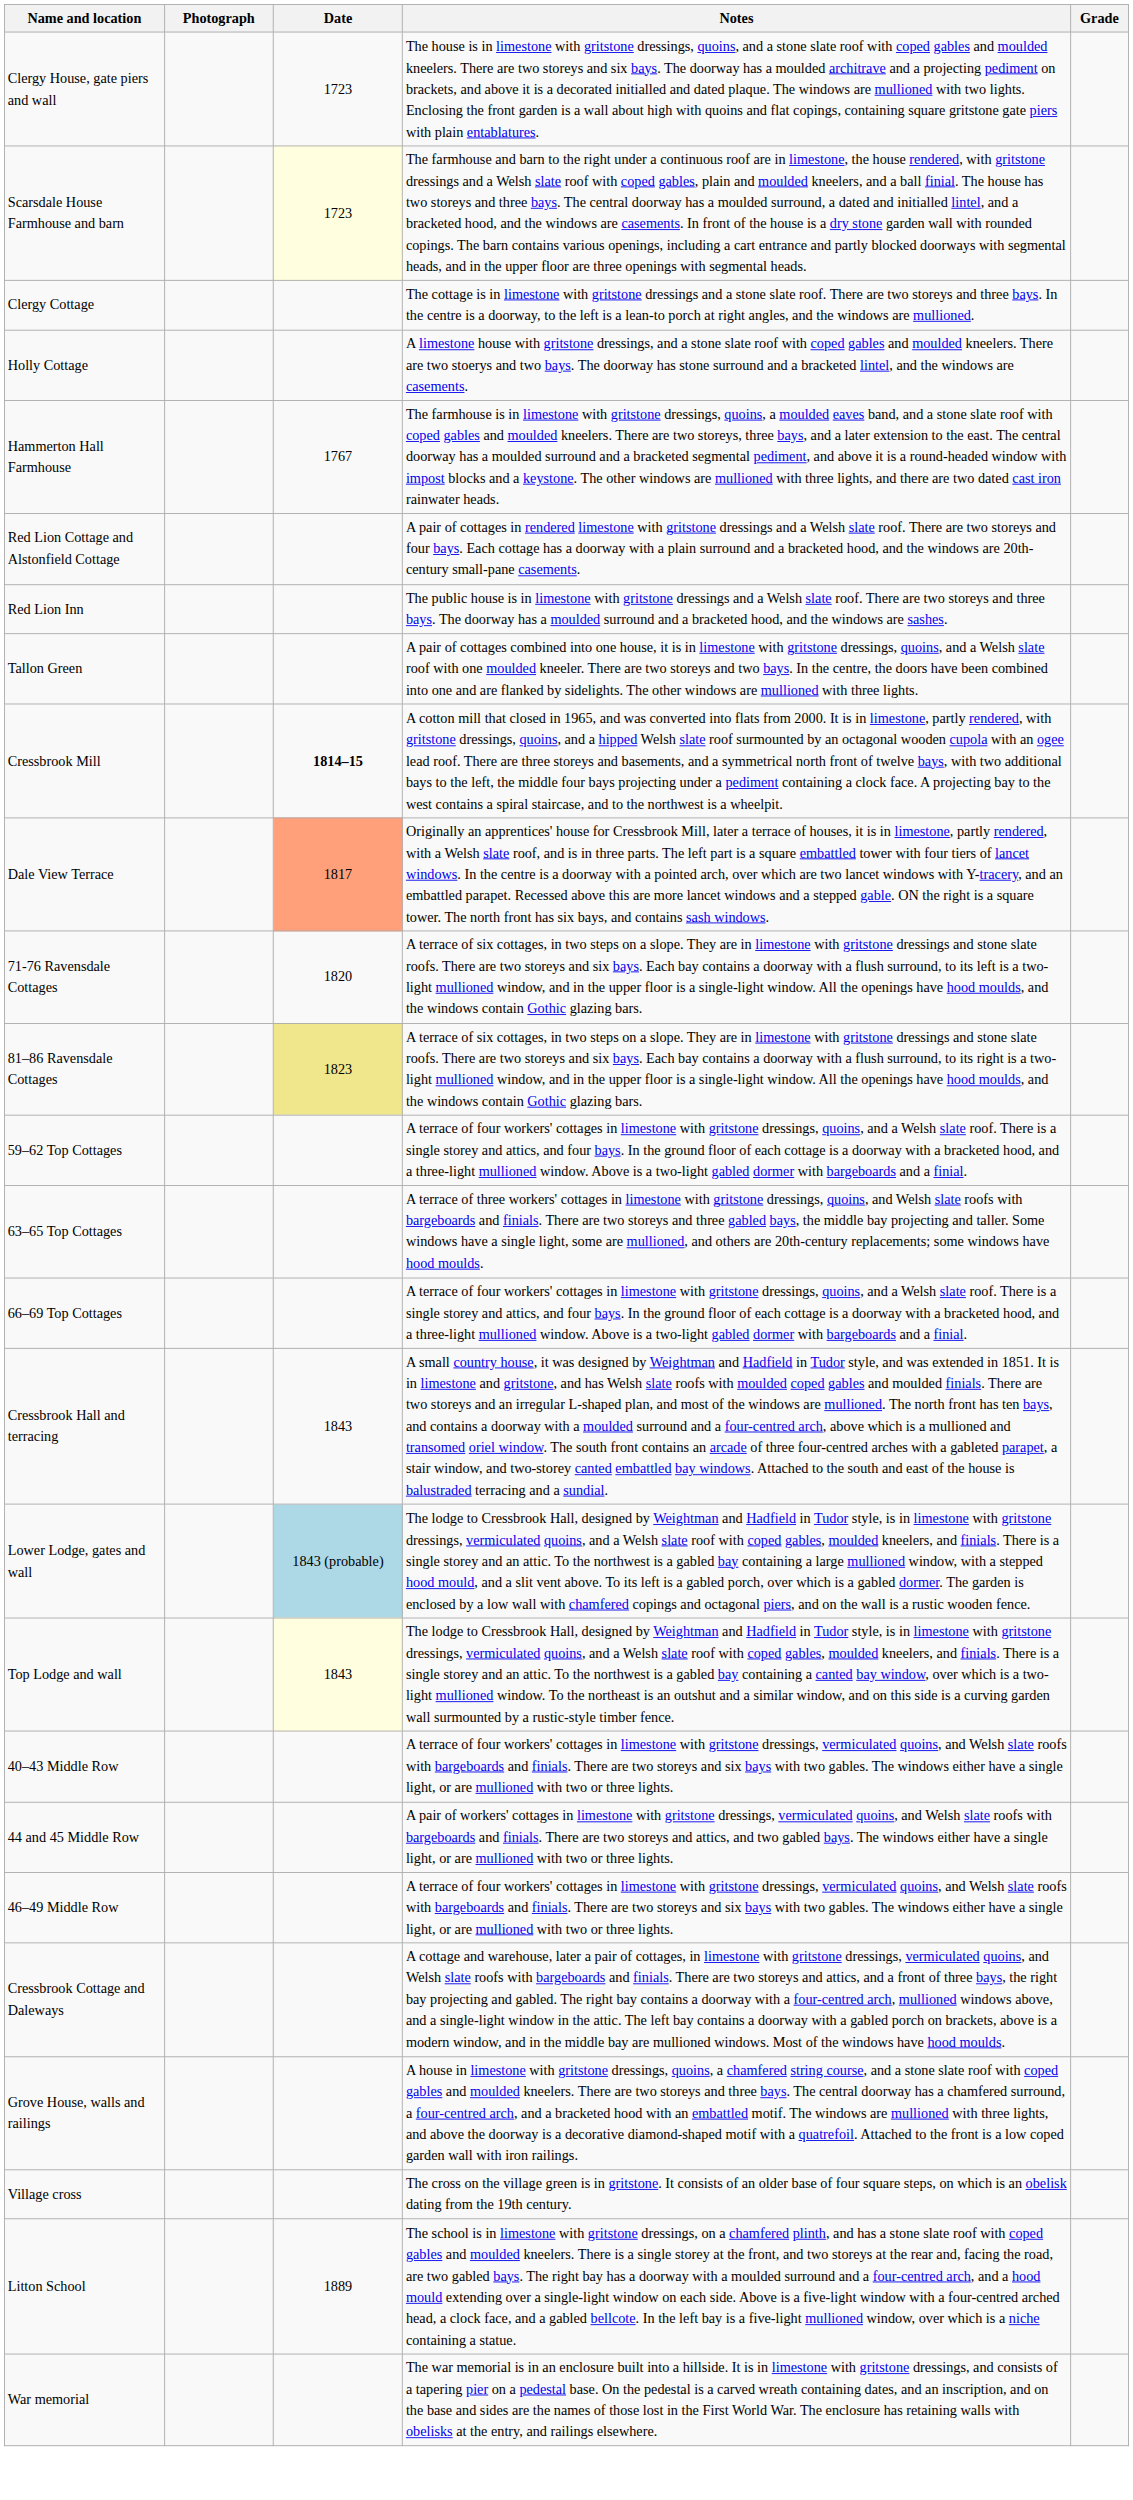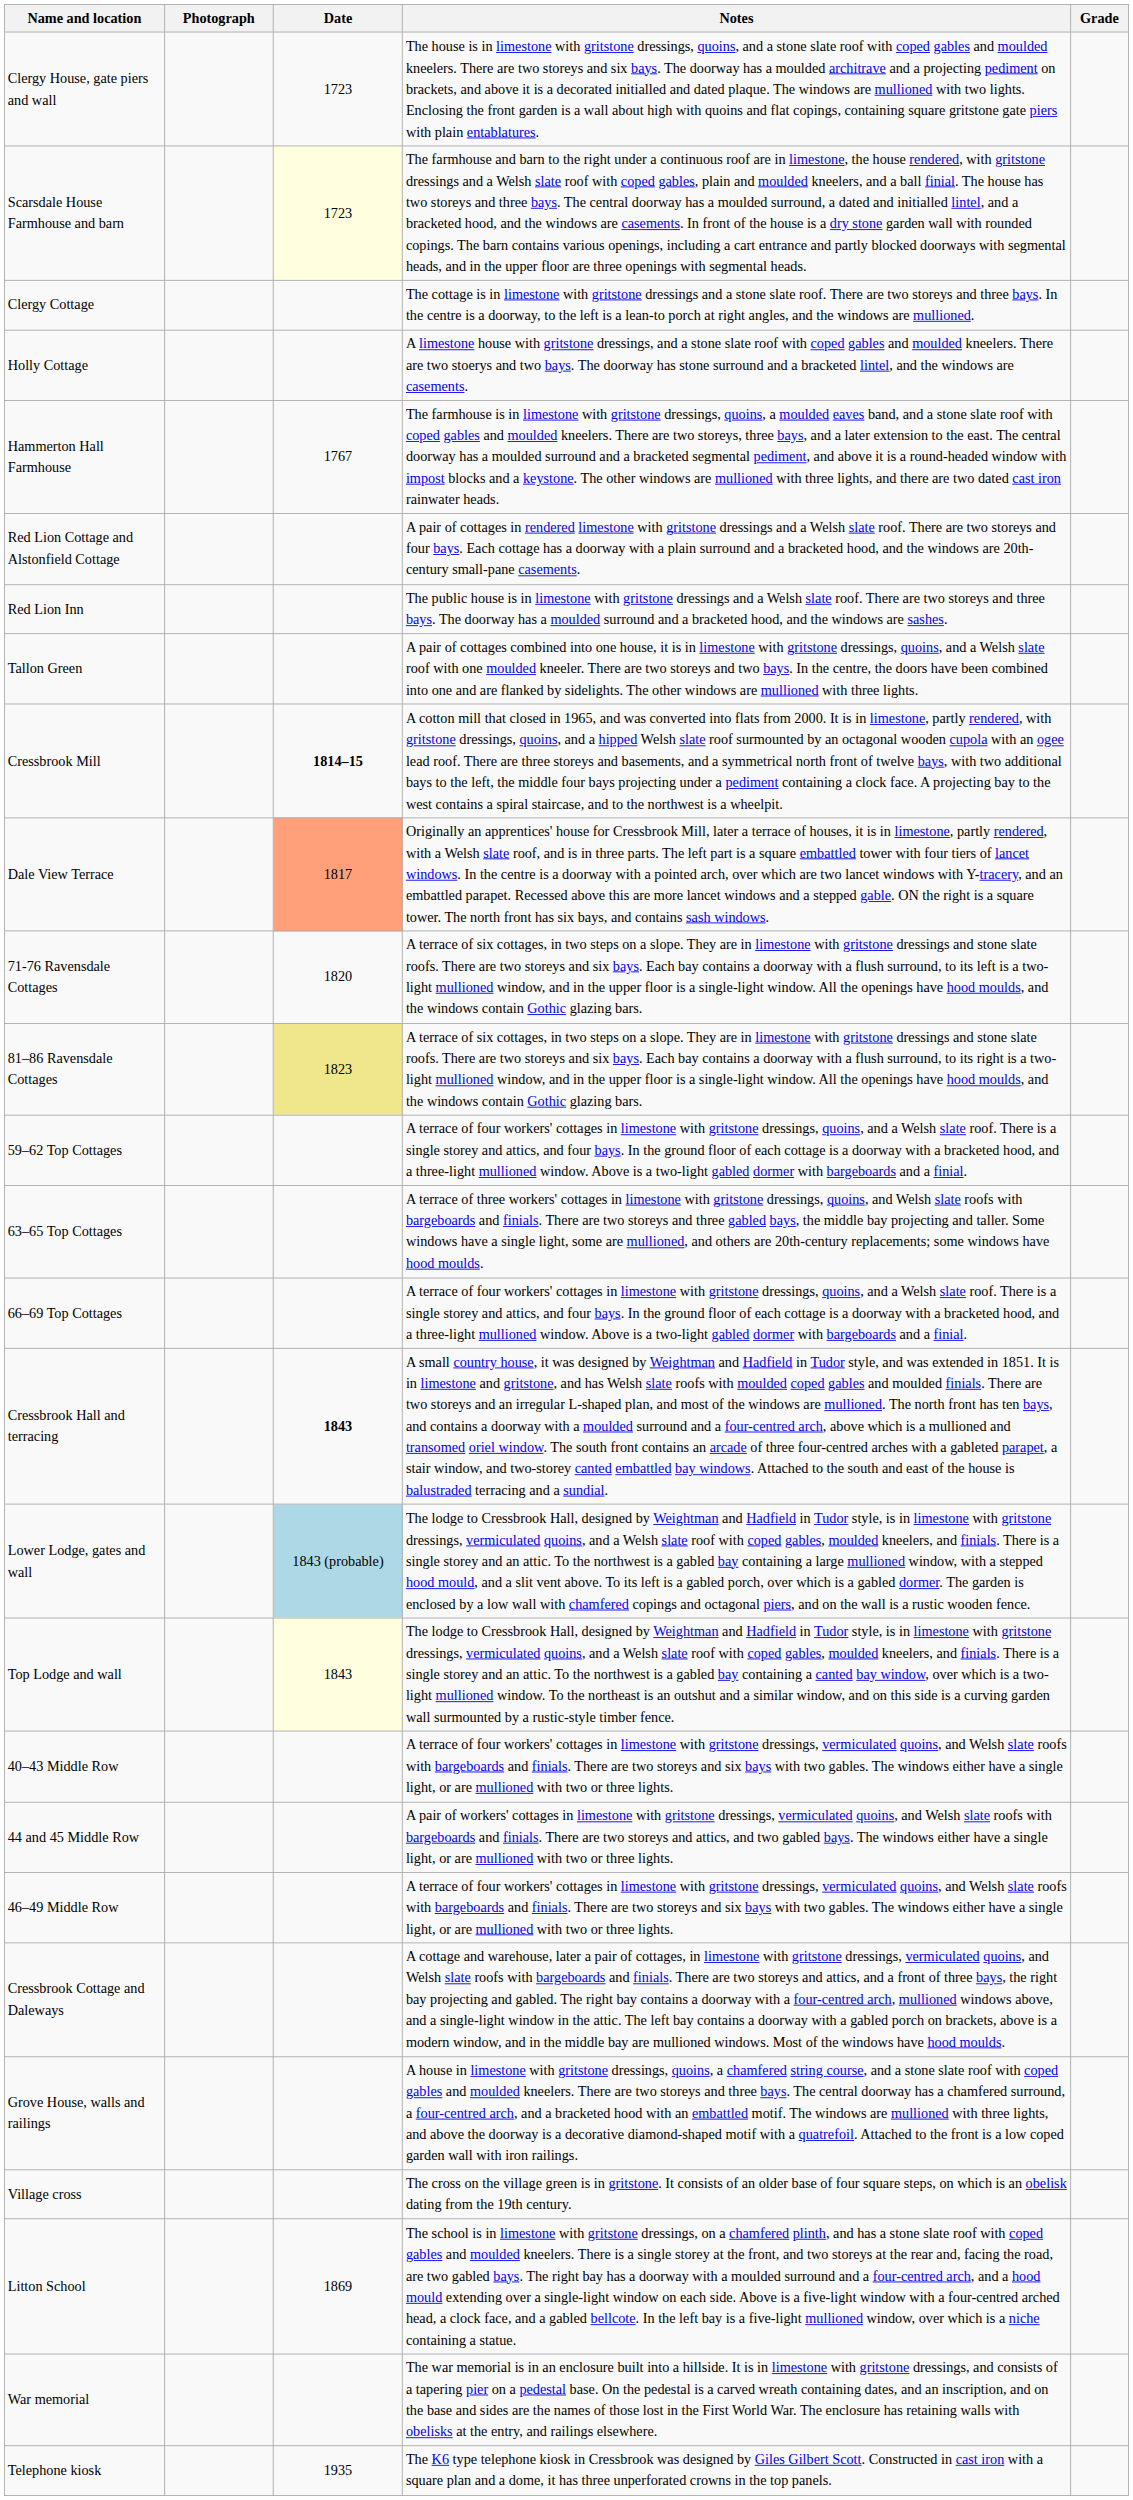(338, 1426) normal -> (338, 1426) bold
(338, 2286) 1889 -> (338, 2286) 1869
+ row: (54, 2470)
